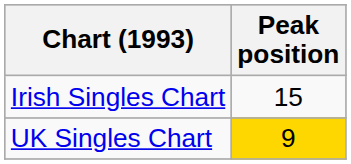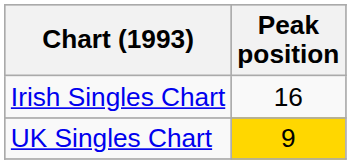(288, 96) 15 -> (288, 96) 16
